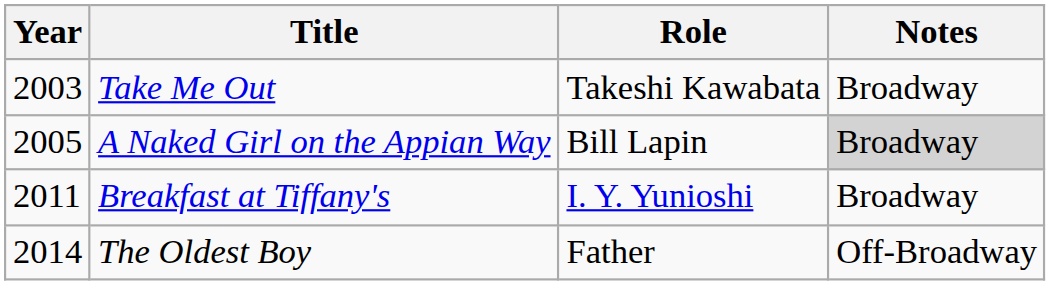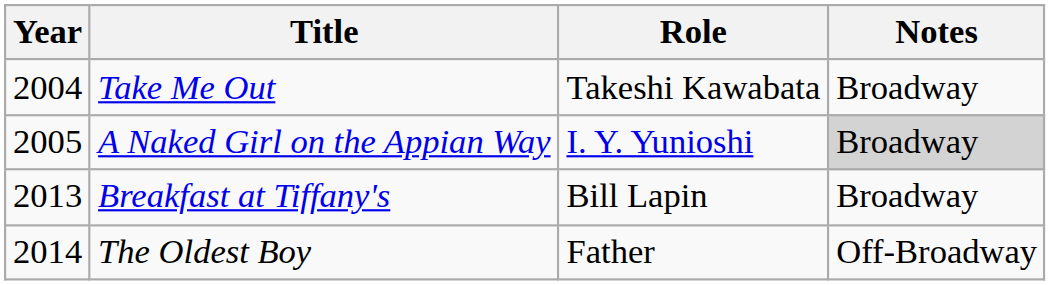(48, 86) 2003 -> (48, 86) 2004
(637, 141) Bill Lapin -> (660, 141) I. Y. Yunioshi
(47, 196) 2011 -> (48, 196) 2013
(660, 196) I. Y. Yunioshi -> (637, 196) Bill Lapin
